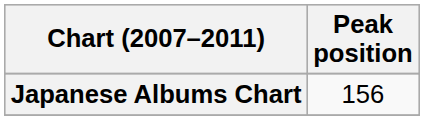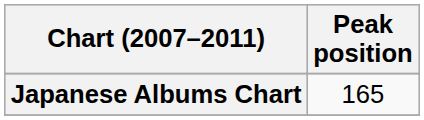(363, 94) 156 -> (363, 94) 165
